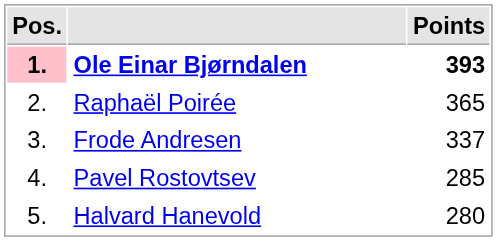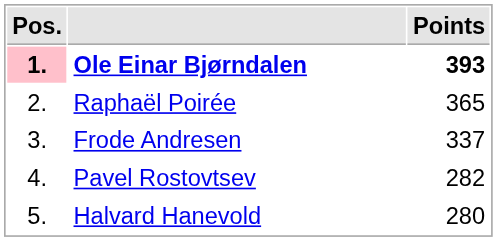(465, 178) 285 -> (465, 178) 282
